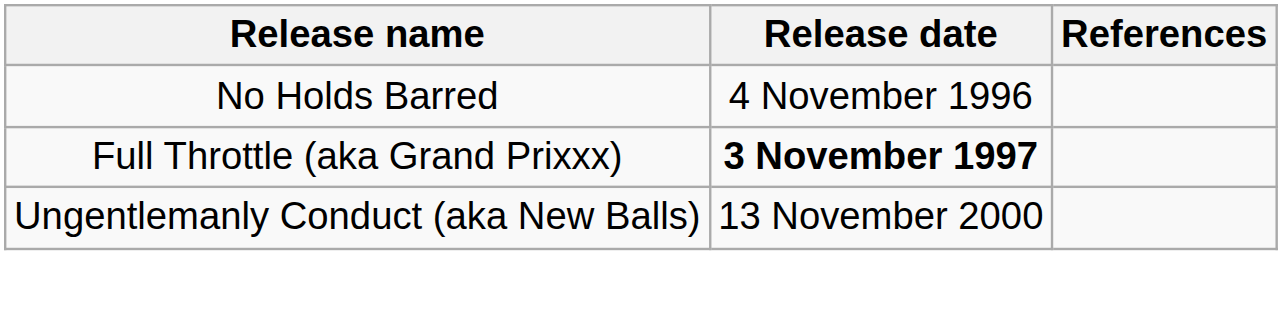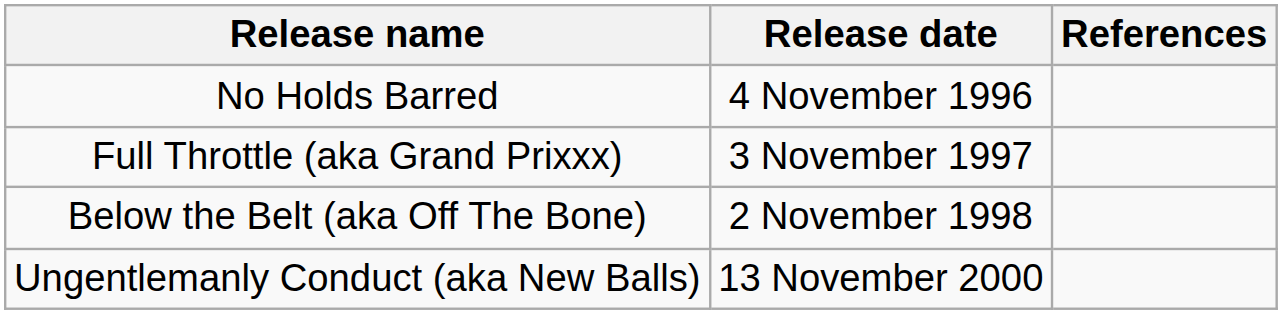(881, 156) bold -> (881, 156) normal
+ row: (357, 216)
